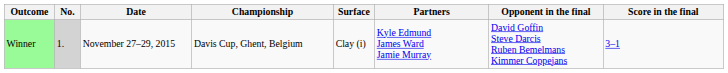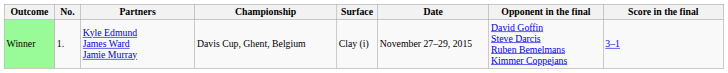columns swapped: (136, 12) <-> (432, 12)
(60, 44) lightgrey background -> (60, 44) no background
